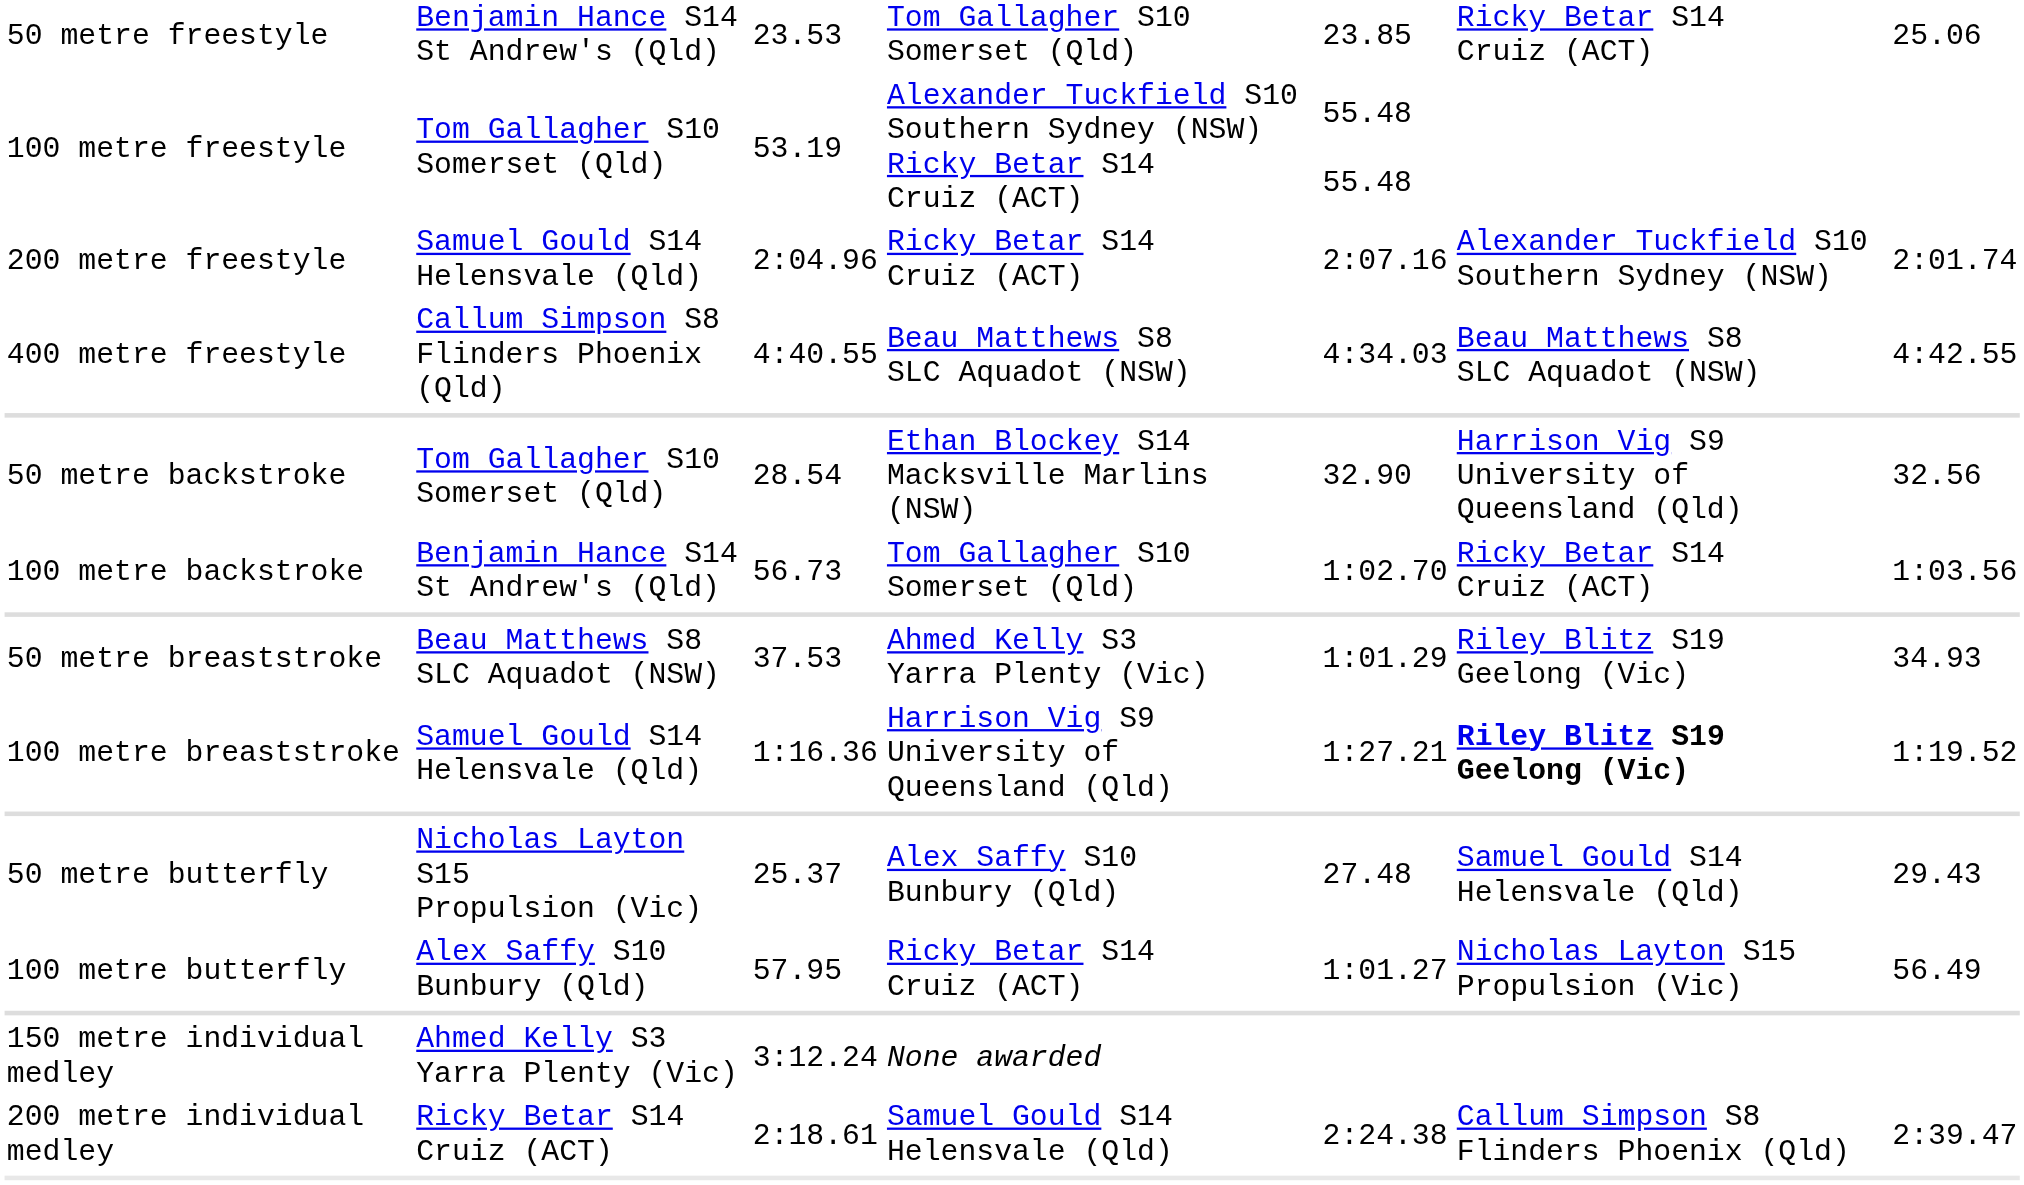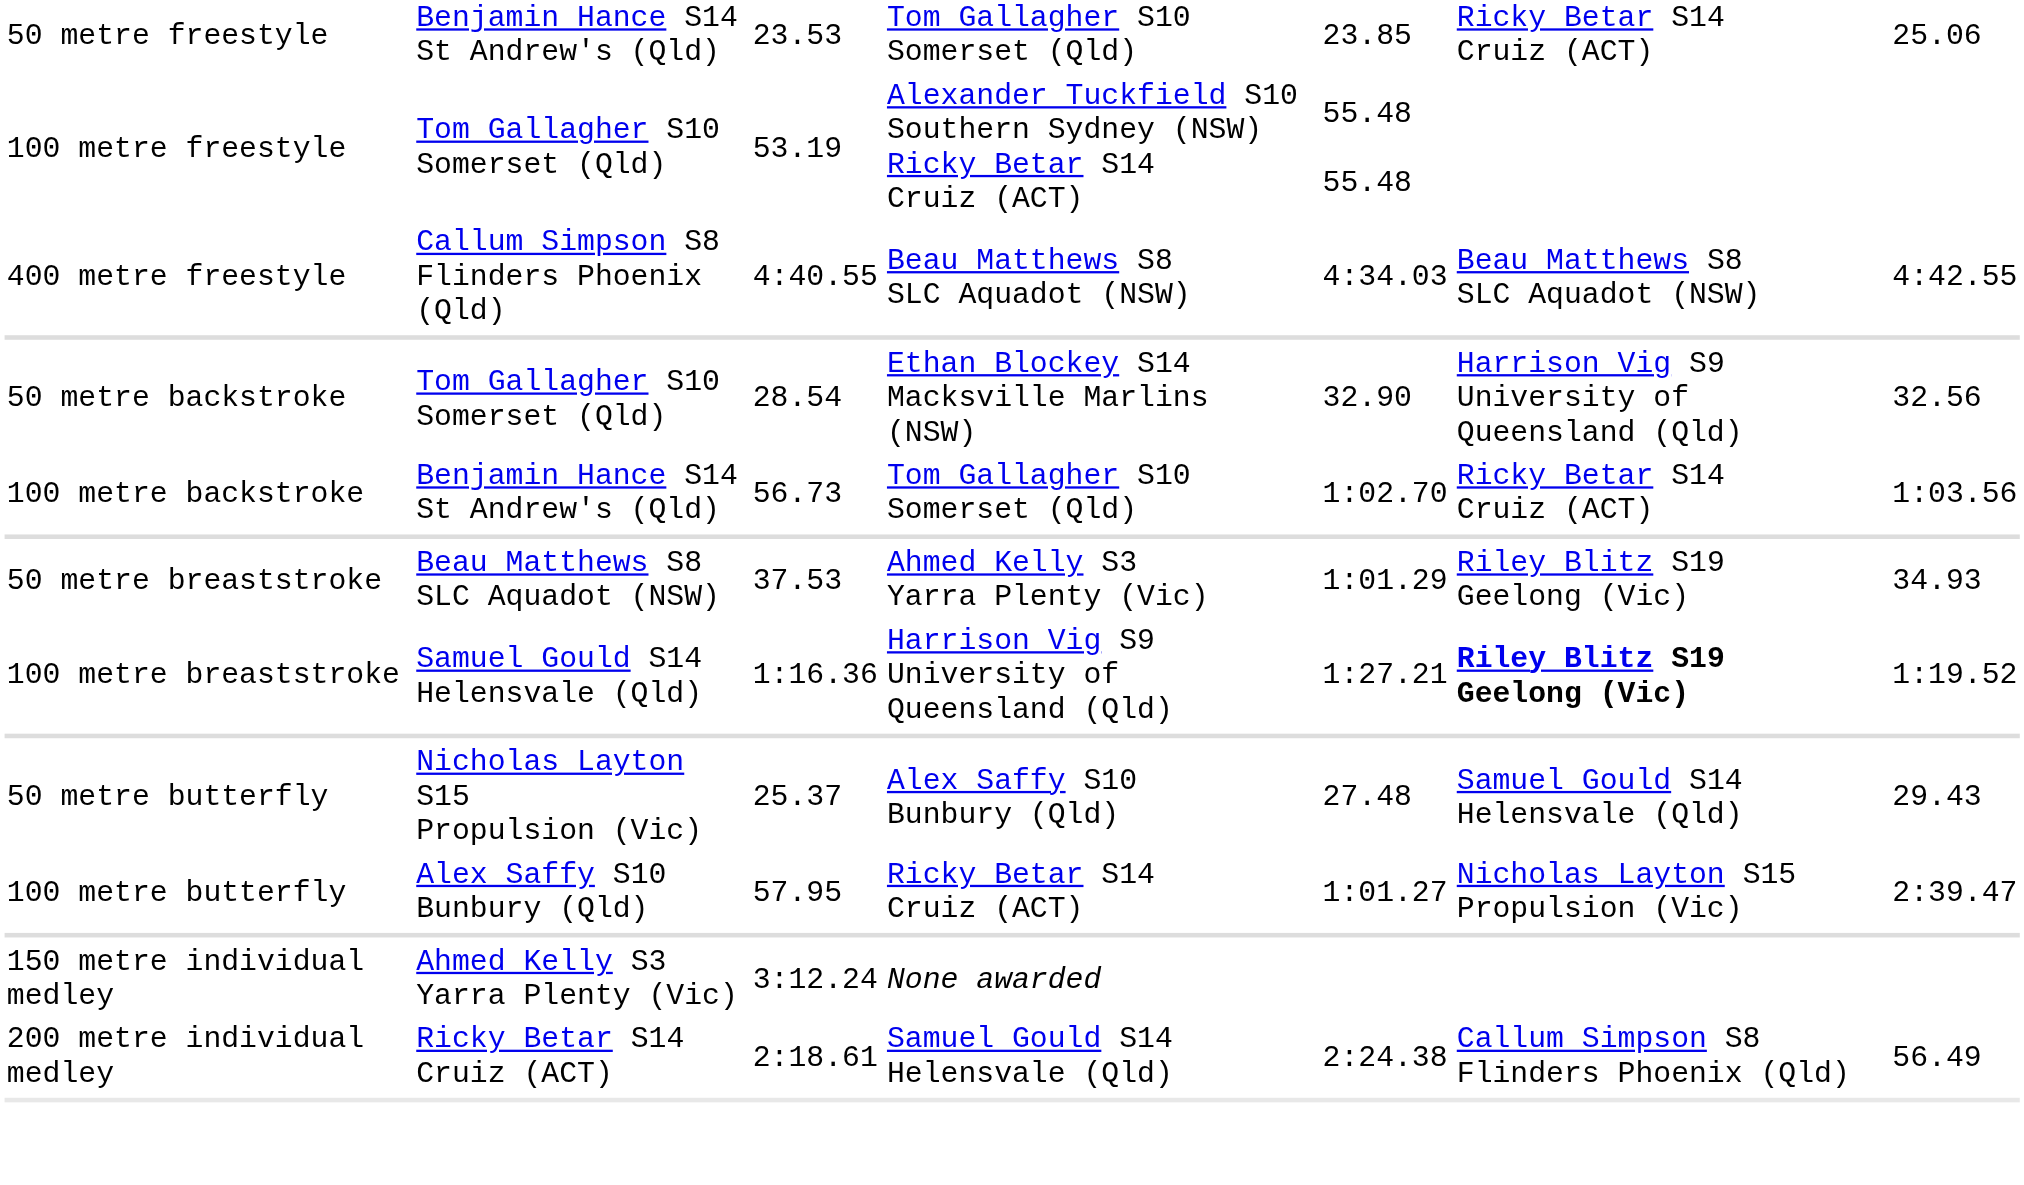- row: (177, 260)
(1937, 970) 56.49 -> (1955, 892) 2:39.47
(1955, 1134) 2:39.47 -> (1937, 1057) 56.49
